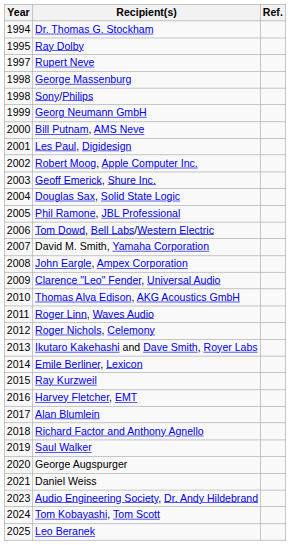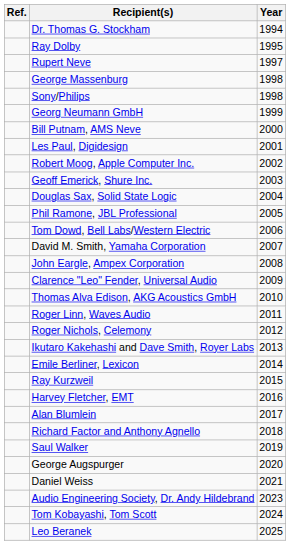columns swapped: (19, 12) <-> (273, 12)
